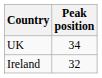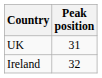(74, 45) 34 -> (74, 45) 31
